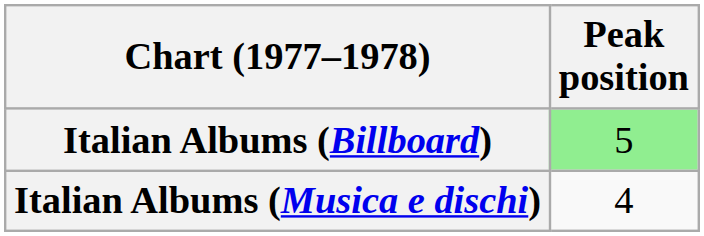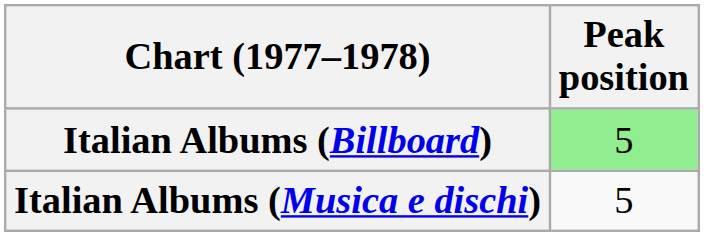(624, 199) 4 -> (624, 199) 5
